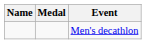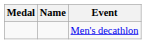columns swapped: (52, 13) <-> (20, 13)
